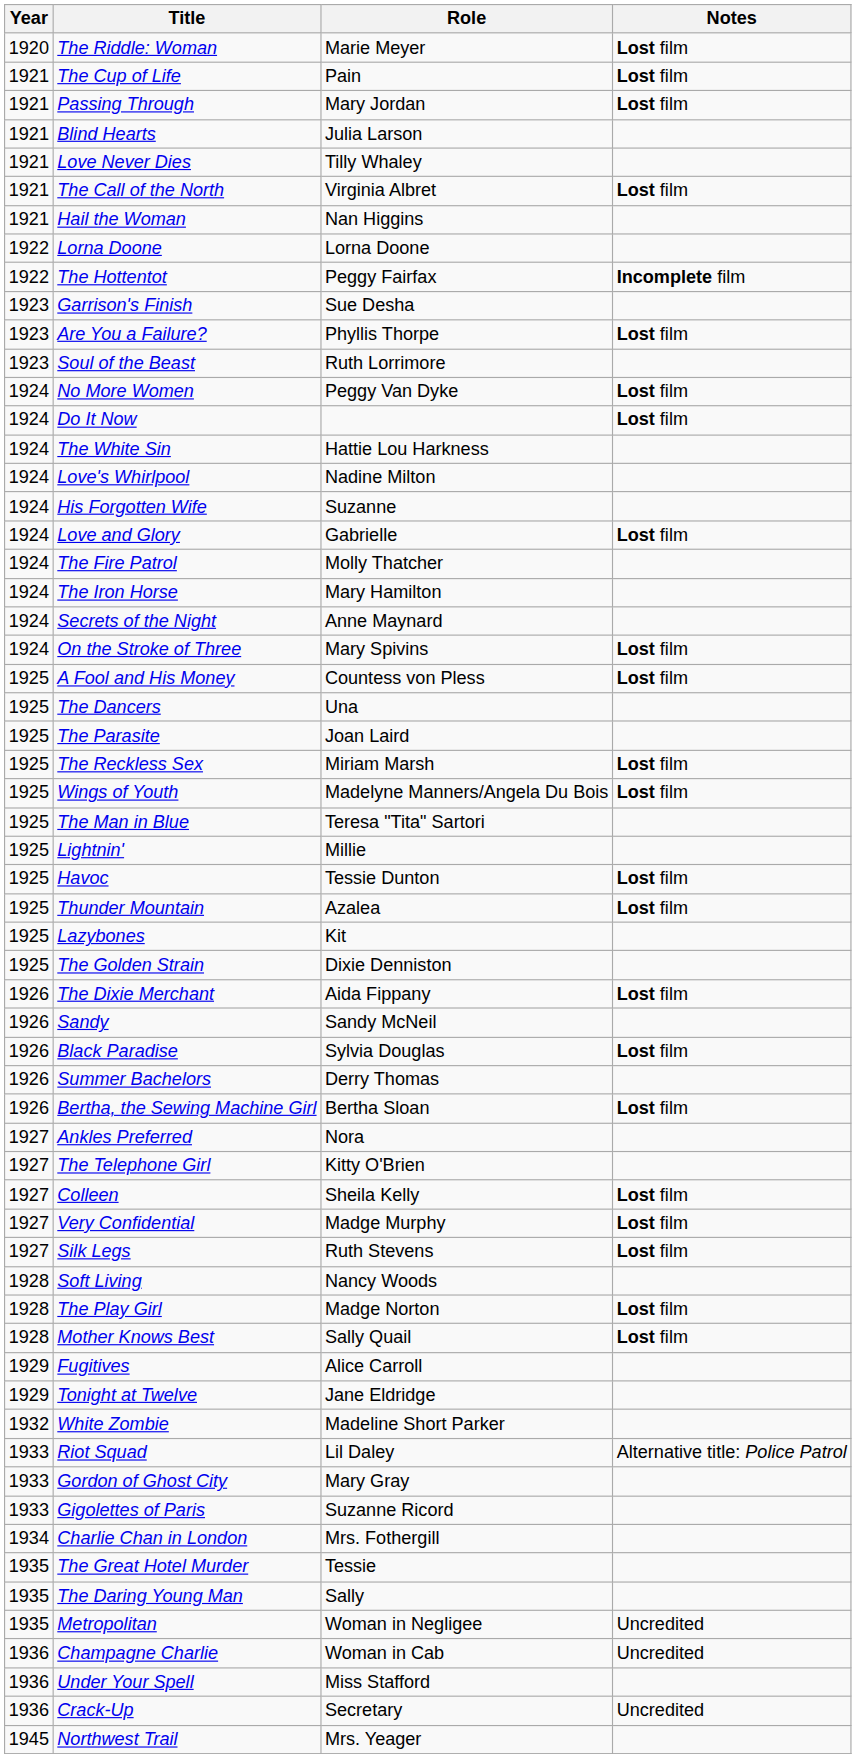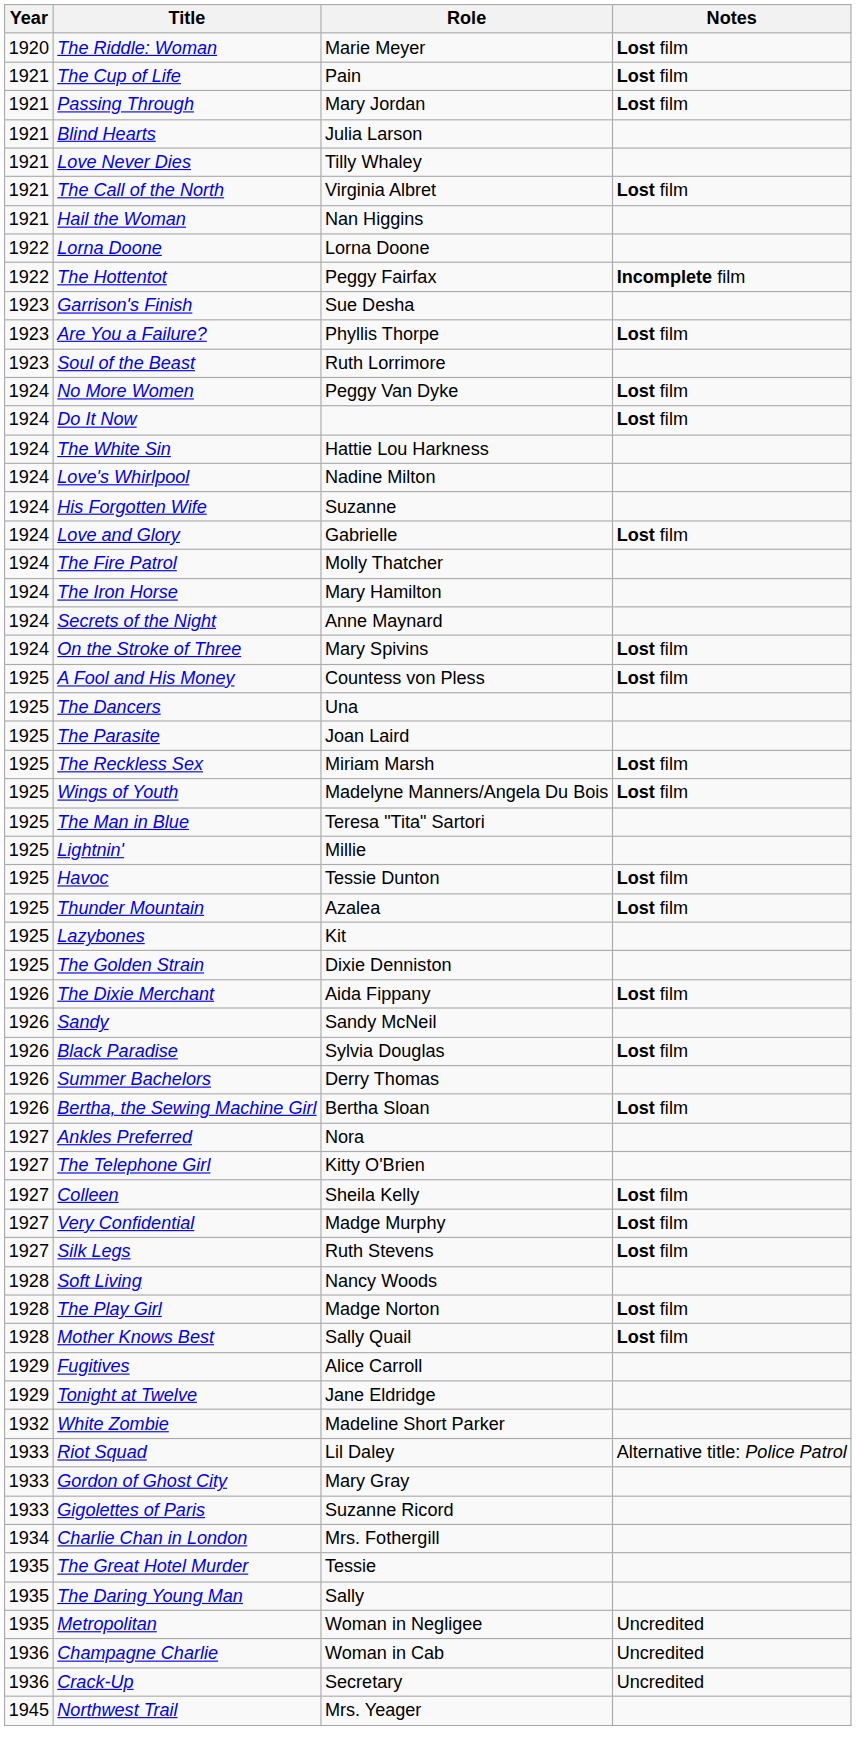- row: (125, 1681)
